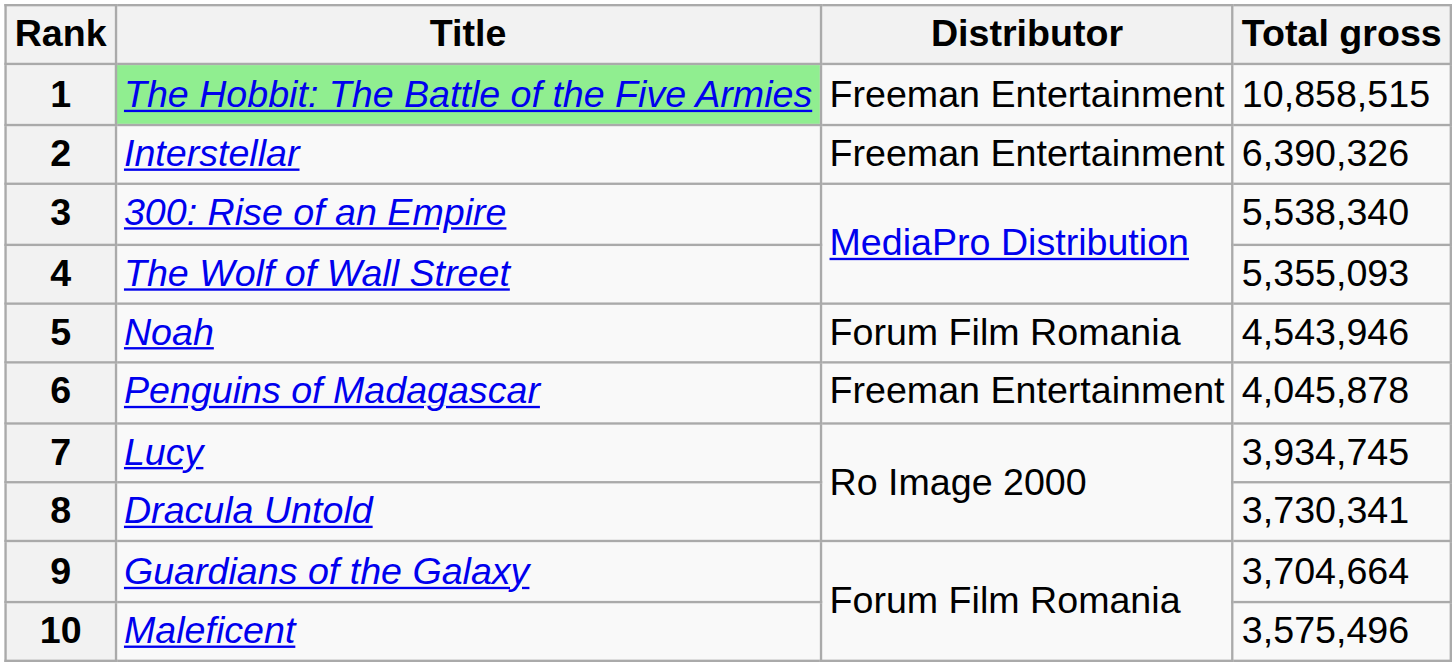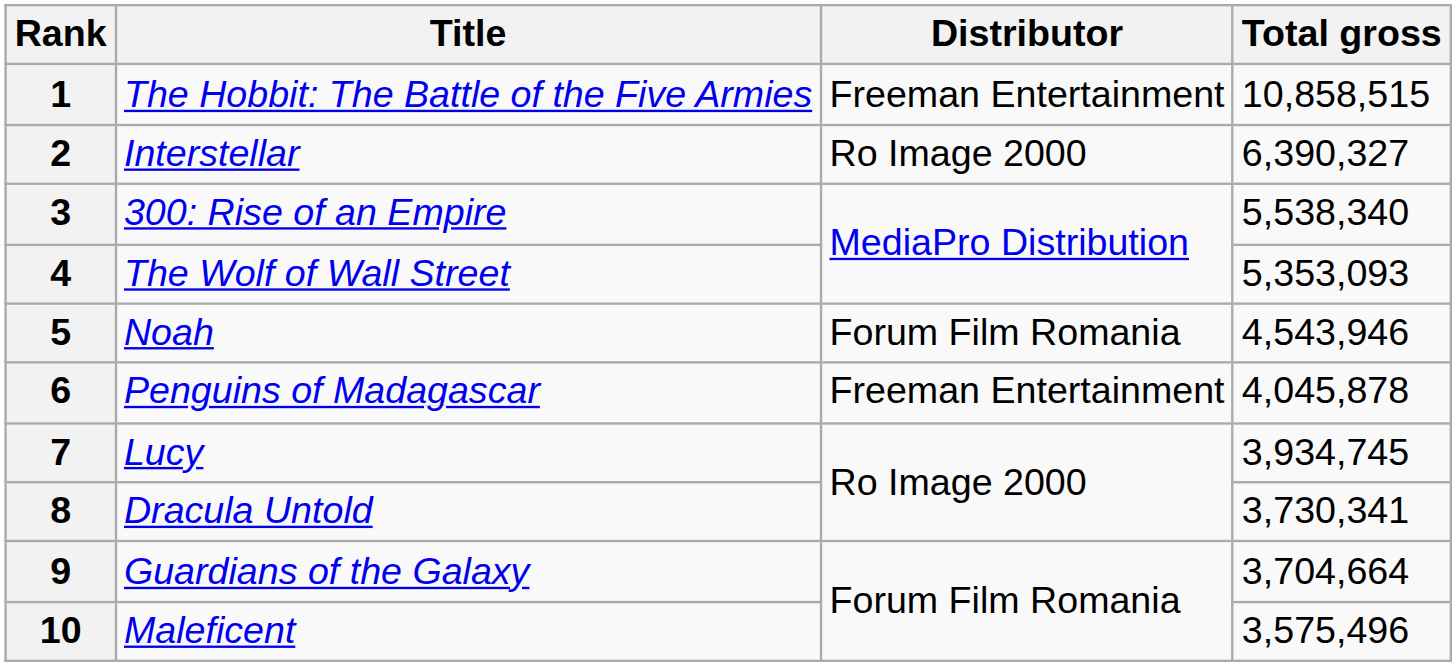(468, 93) lightgreen background -> (468, 93) no background
(1027, 153) Freeman Entertainment -> (958, 153) Ro Image 2000
(1326, 153) 6,390,326 -> (1326, 153) 6,390,327
(1326, 272) 5,355,093 -> (1326, 272) 5,353,093
